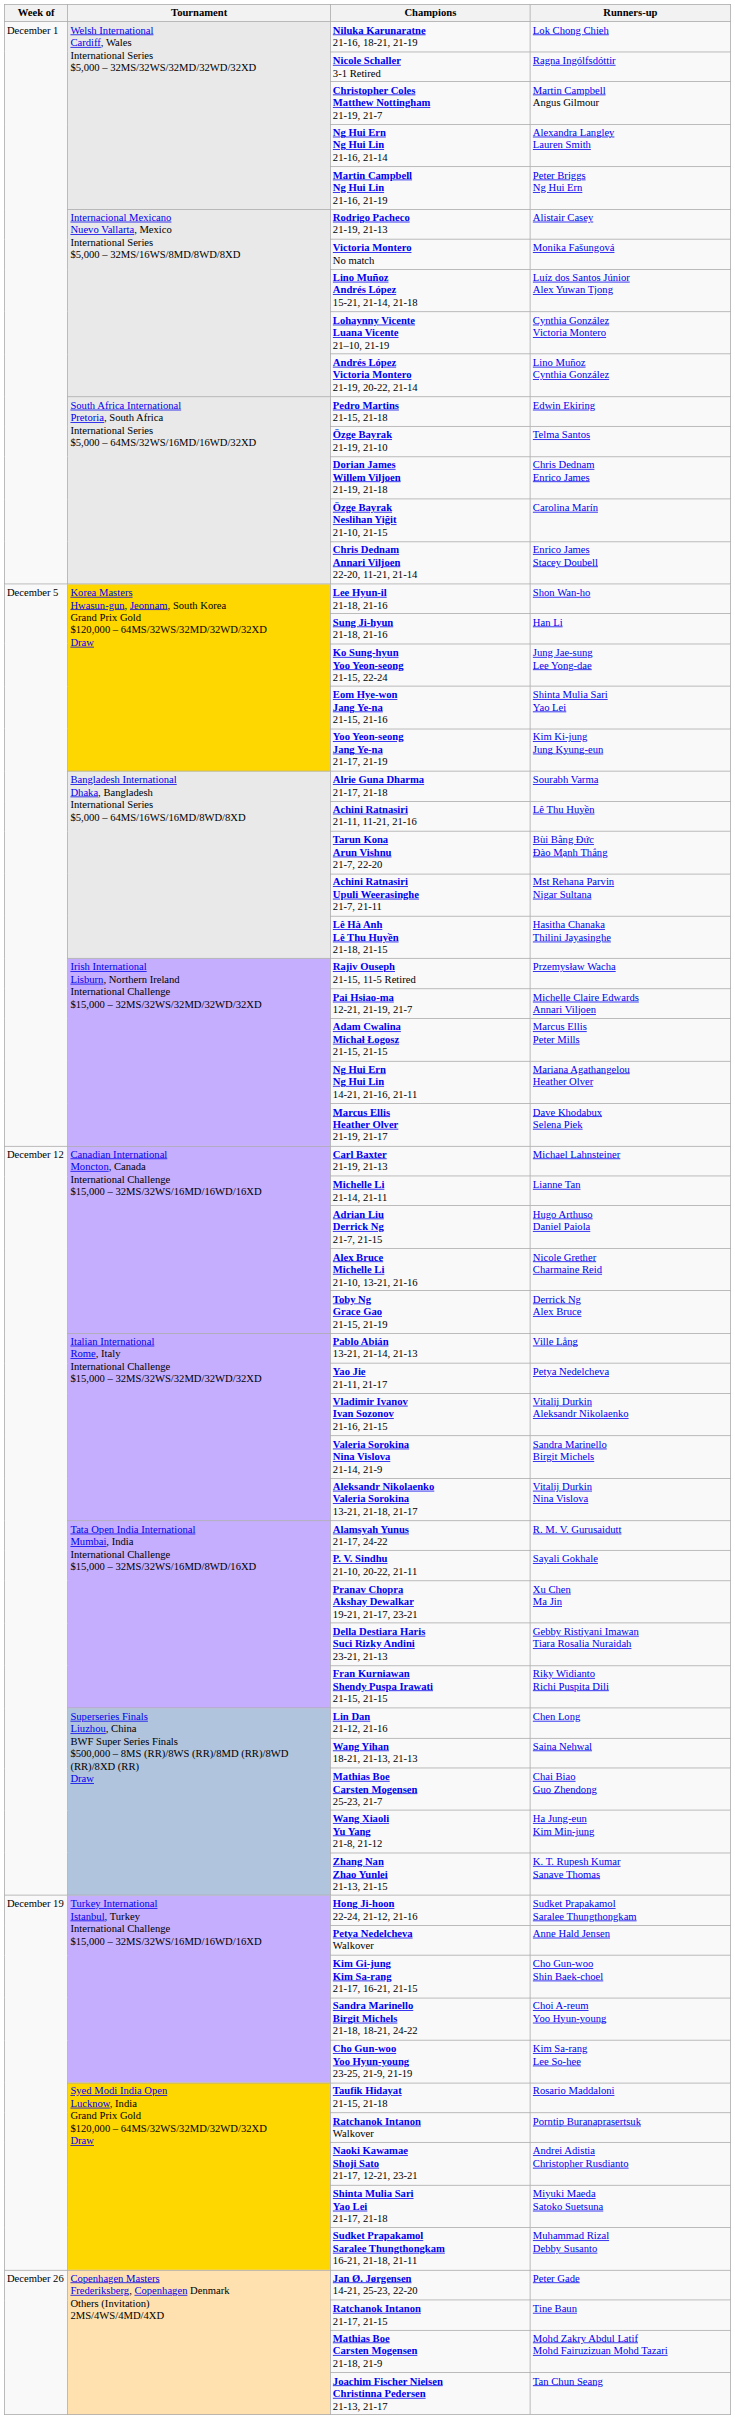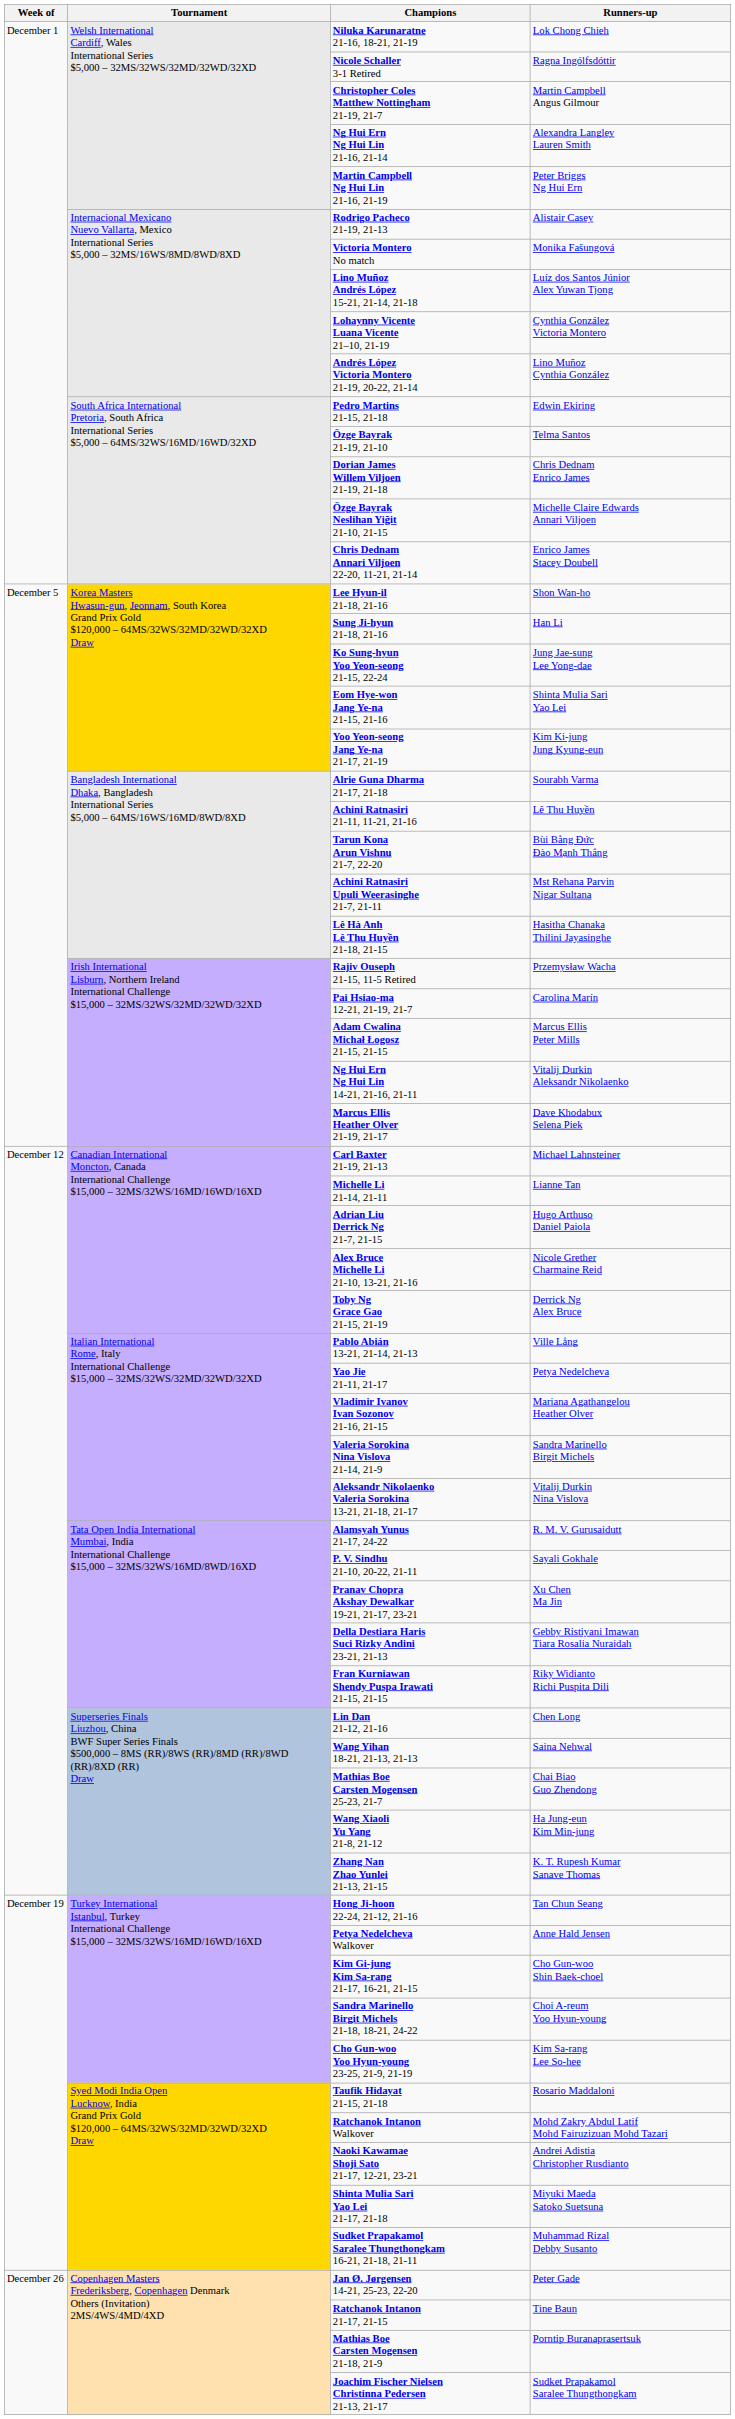(565, 507) Carolina Marín -> (586, 513) Michelle Claire Edwards Annari Viljoen
(586, 1003) Michelle Claire Edwards Annari Viljoen -> (565, 997) Carolina Marín
(581, 1075) Mariana Agathangelou Heather Olver -> (581, 1075) Vitalij Durkin Aleksandr Nikolaenko
(581, 1407) Vitalij Durkin Aleksandr Nikolaenko -> (581, 1407) Mariana Agathangelou Heather Olver
(585, 1910) Sudket Prapakamol Saralee Thungthongkam -> (568, 1903) Tan Chun Seang
(587, 2121) Porntip Buranaprasertsuk -> (600, 2127) Mohd Zakry Abdul Latif Mohd Fairuzizuan Mohd Tazari
(600, 2344) Mohd Zakry Abdul Latif Mohd Fairuzizuan Mohd Tazari -> (587, 2338) Porntip Buranaprasertsuk
(568, 2380) Tan Chun Seang -> (585, 2387) Sudket Prapakamol Saralee Thungthongkam
